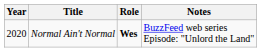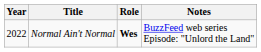(17, 33) 2020 -> (17, 33) 2022
